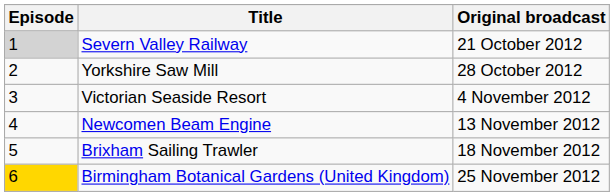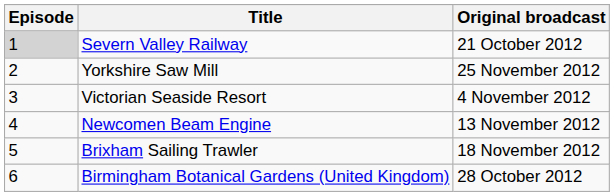(520, 71) 28 October 2012 -> (529, 71) 25 November 2012
(13, 177) gold background -> (13, 177) no background
(529, 177) 25 November 2012 -> (520, 177) 28 October 2012
